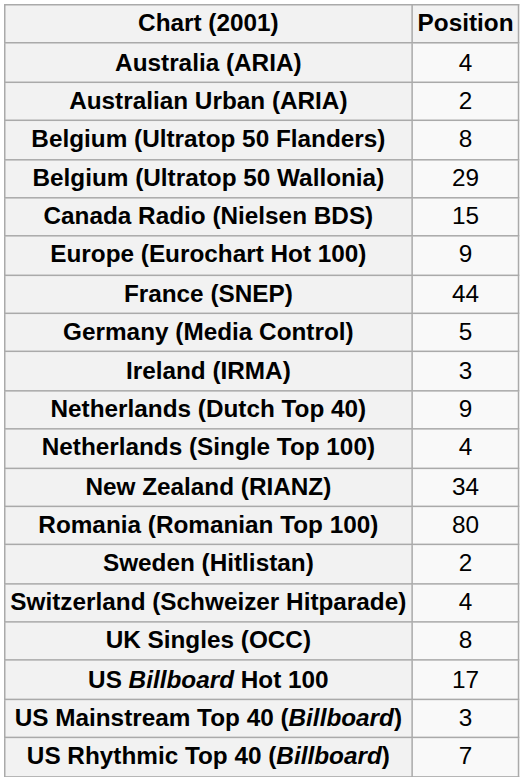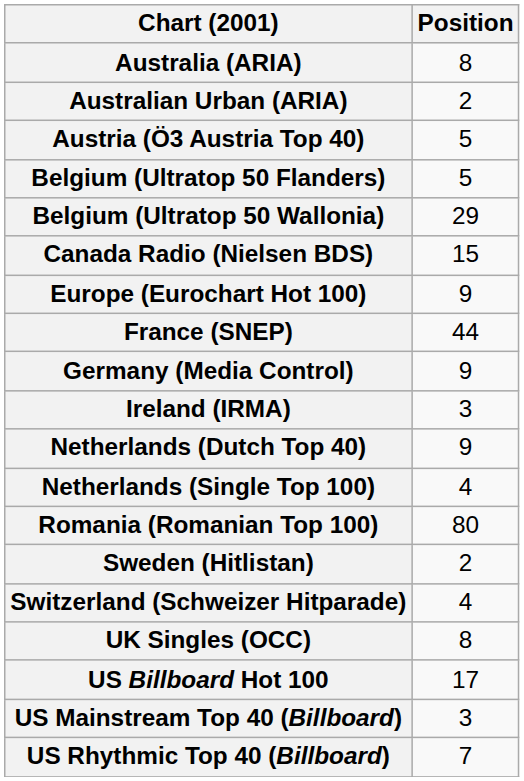(466, 62) 4 -> (466, 62) 8
+ row: (208, 139)
(466, 139) 8 -> (466, 178) 5
(466, 332) 5 -> (466, 370) 9
- row: (208, 486)
